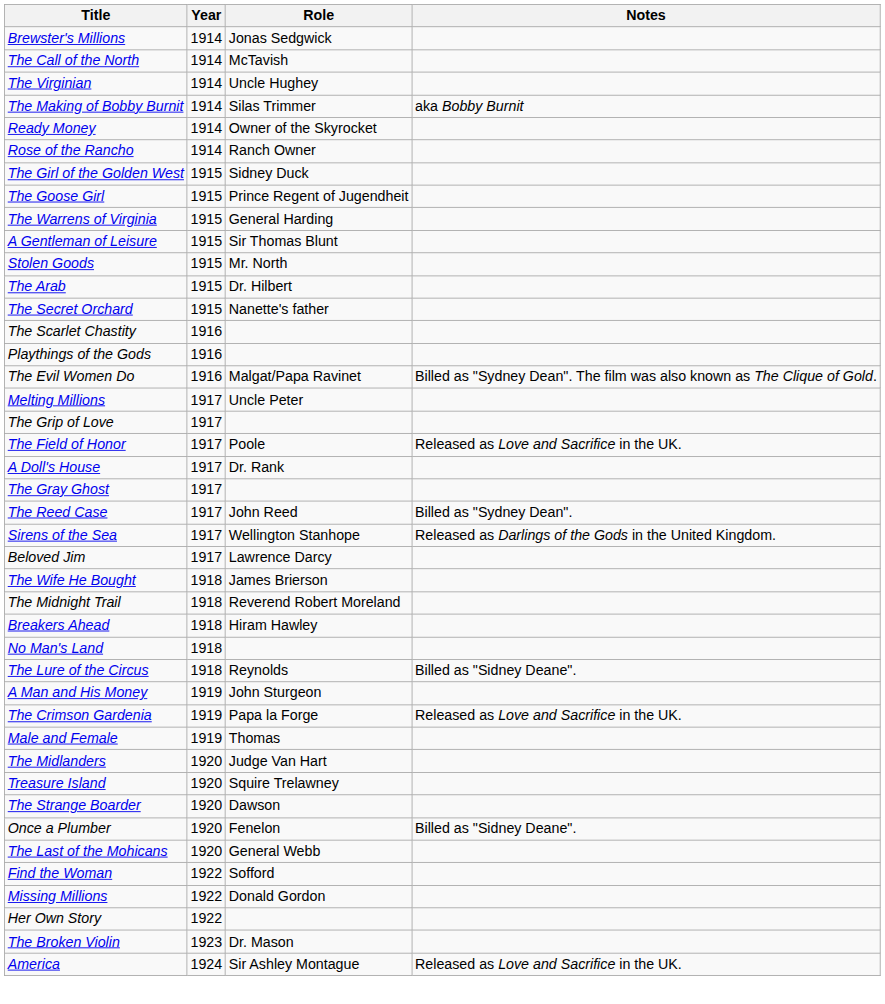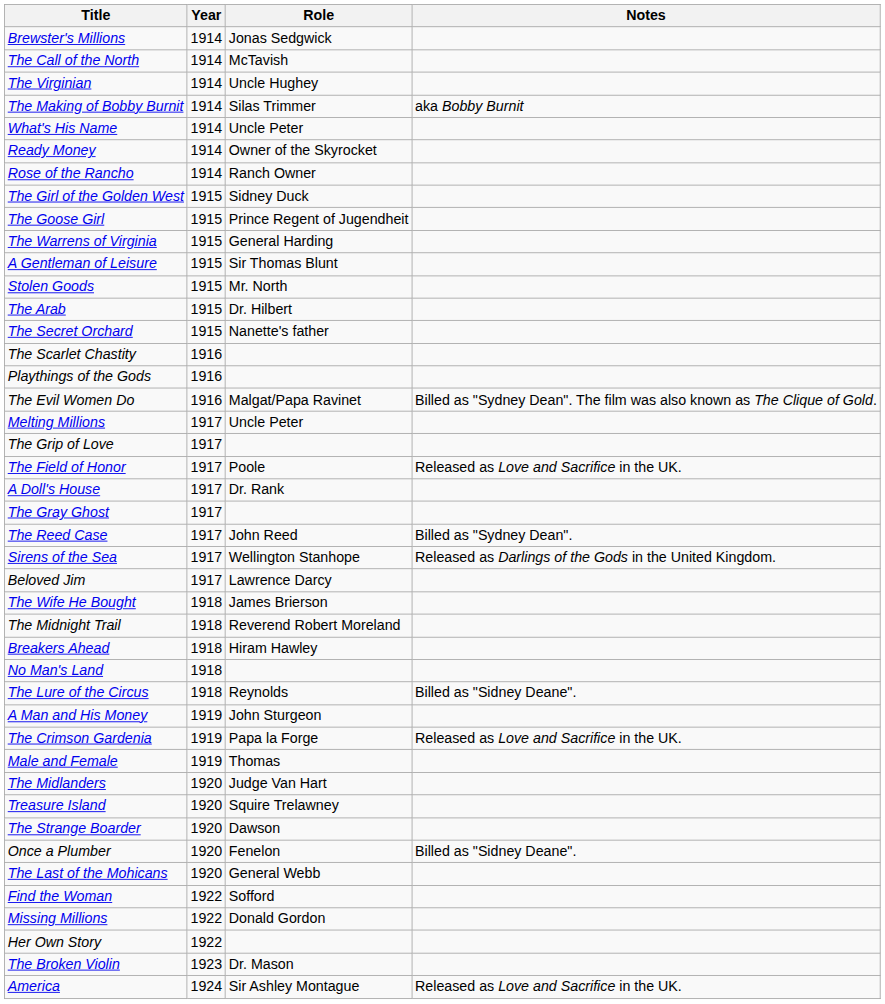+ row: (62, 128)
